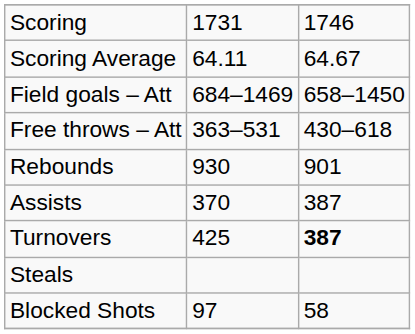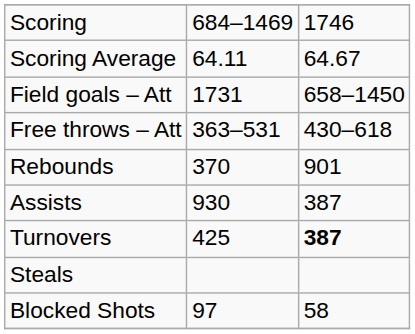(217, 22) 1731 -> (243, 22) 684–1469
(243, 94) 684–1469 -> (217, 94) 1731
(211, 166) 930 -> (211, 166) 370
(211, 202) 370 -> (211, 202) 930
